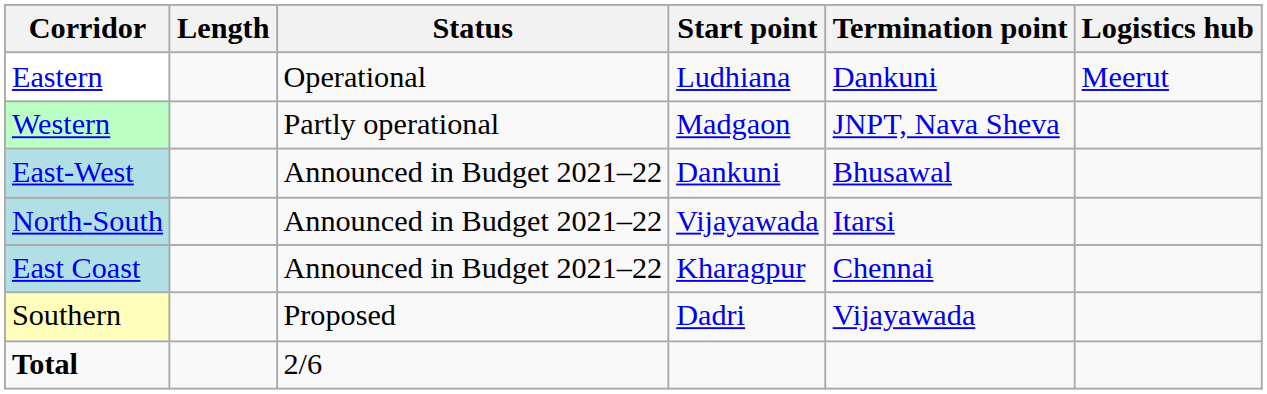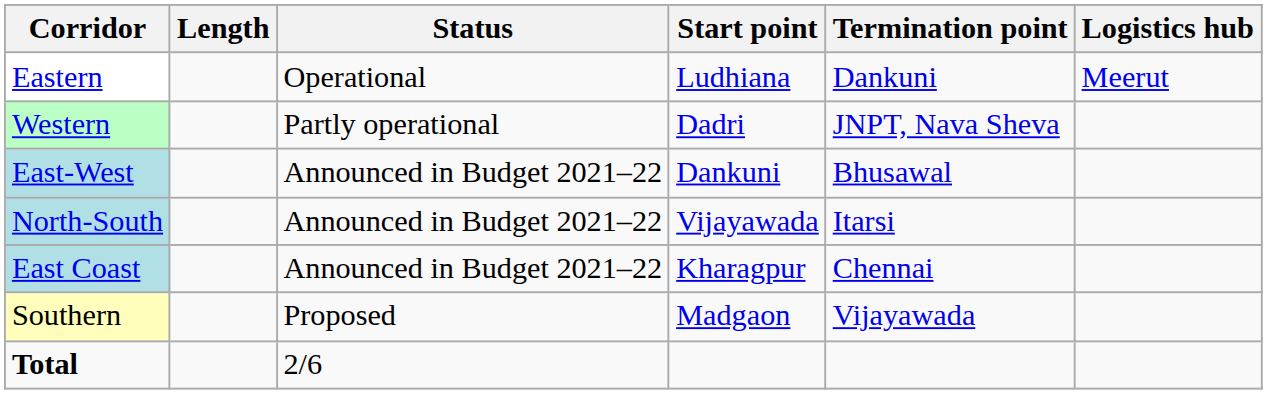(733, 124) Madgaon -> (711, 124) Dadri
(711, 316) Dadri -> (733, 316) Madgaon
